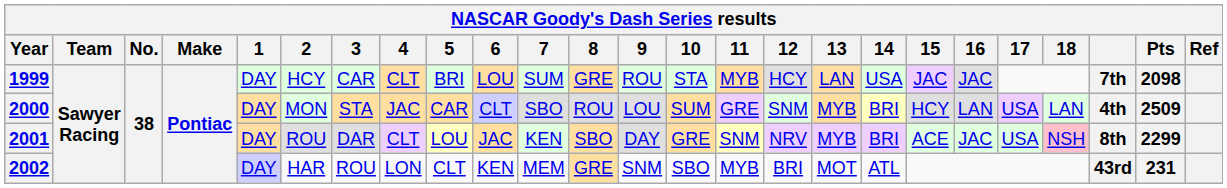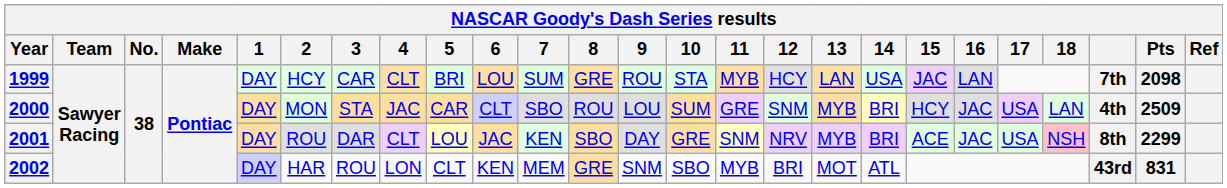(975, 79) JAC -> (975, 79) LAN
(975, 109) LAN -> (975, 109) JAC
(1161, 168) 231 -> (1161, 168) 831
